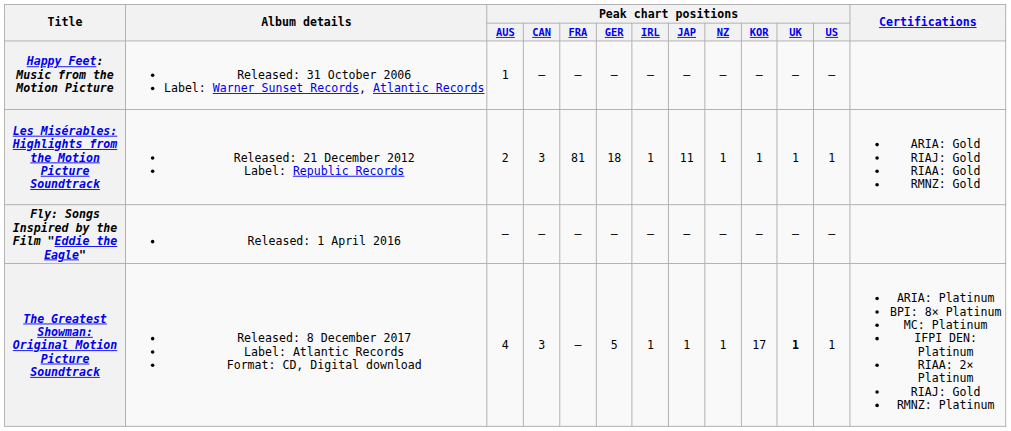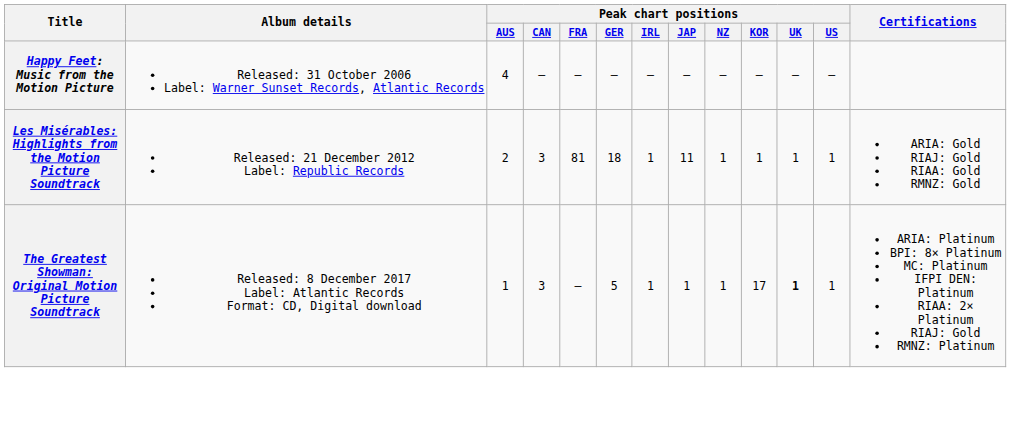(505, 75) 1 -> (505, 75) 4
- row: (65, 234)
(505, 345) 4 -> (505, 286) 1
